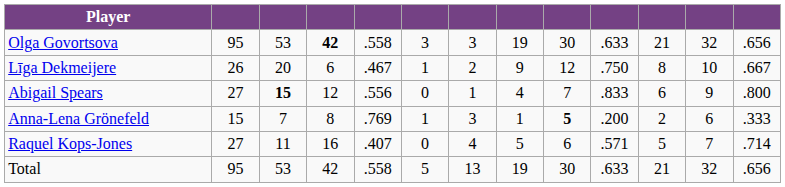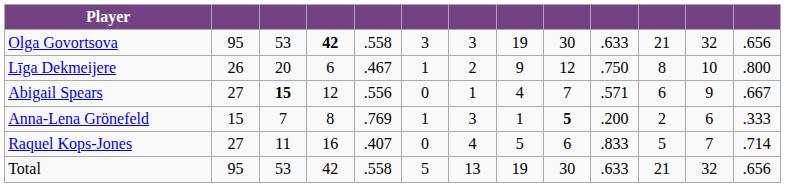(757, 67) .667 -> (757, 67) .800
(615, 93) .833 -> (615, 93) .571
(757, 93) .800 -> (757, 93) .667
(615, 144) .571 -> (615, 144) .833
